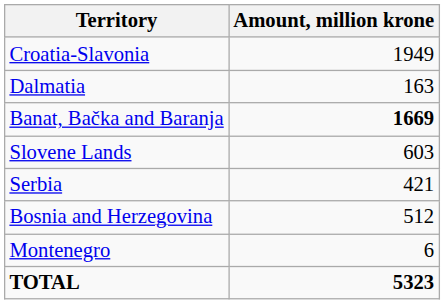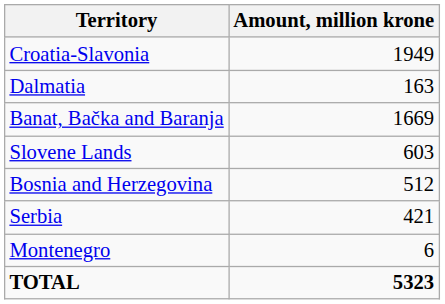(414, 119) bold -> (414, 119) normal
rows swapped: (111, 217) <-> (36, 184)
